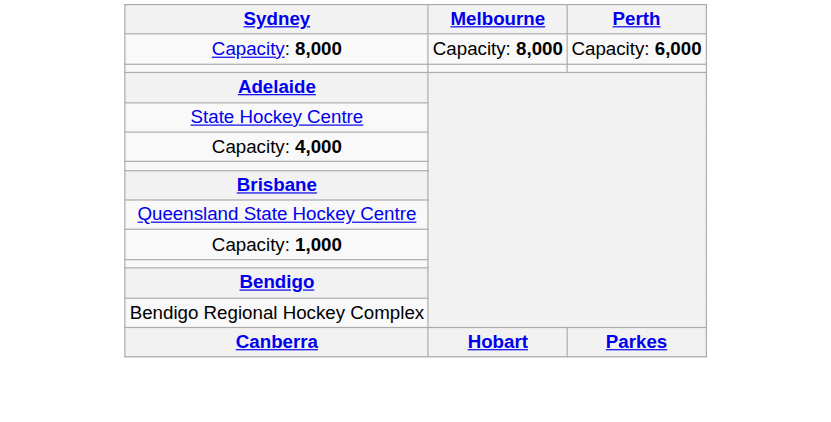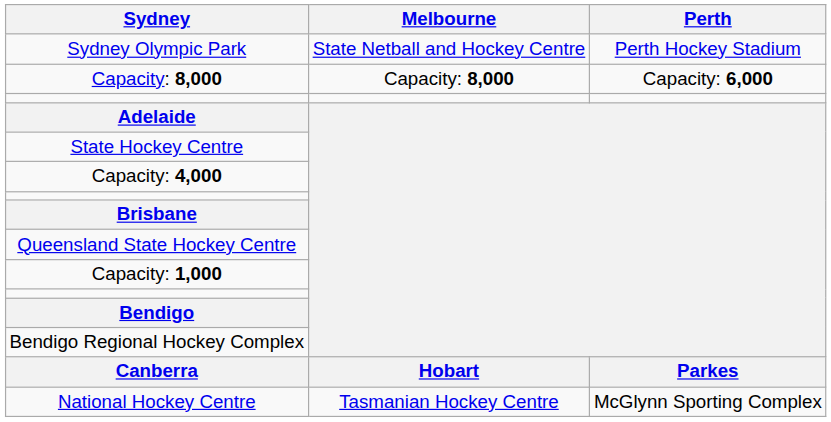+ row: (157, 49)
+ row: (157, 401)
